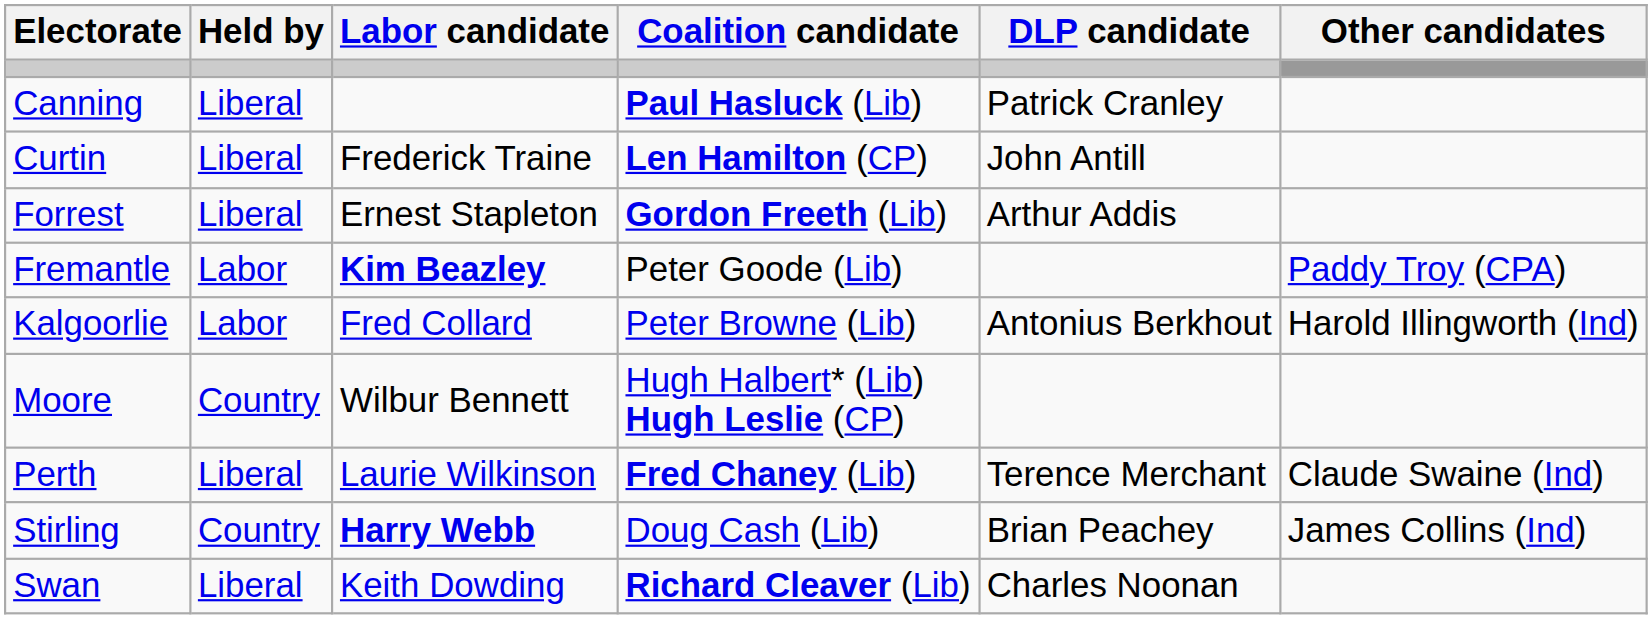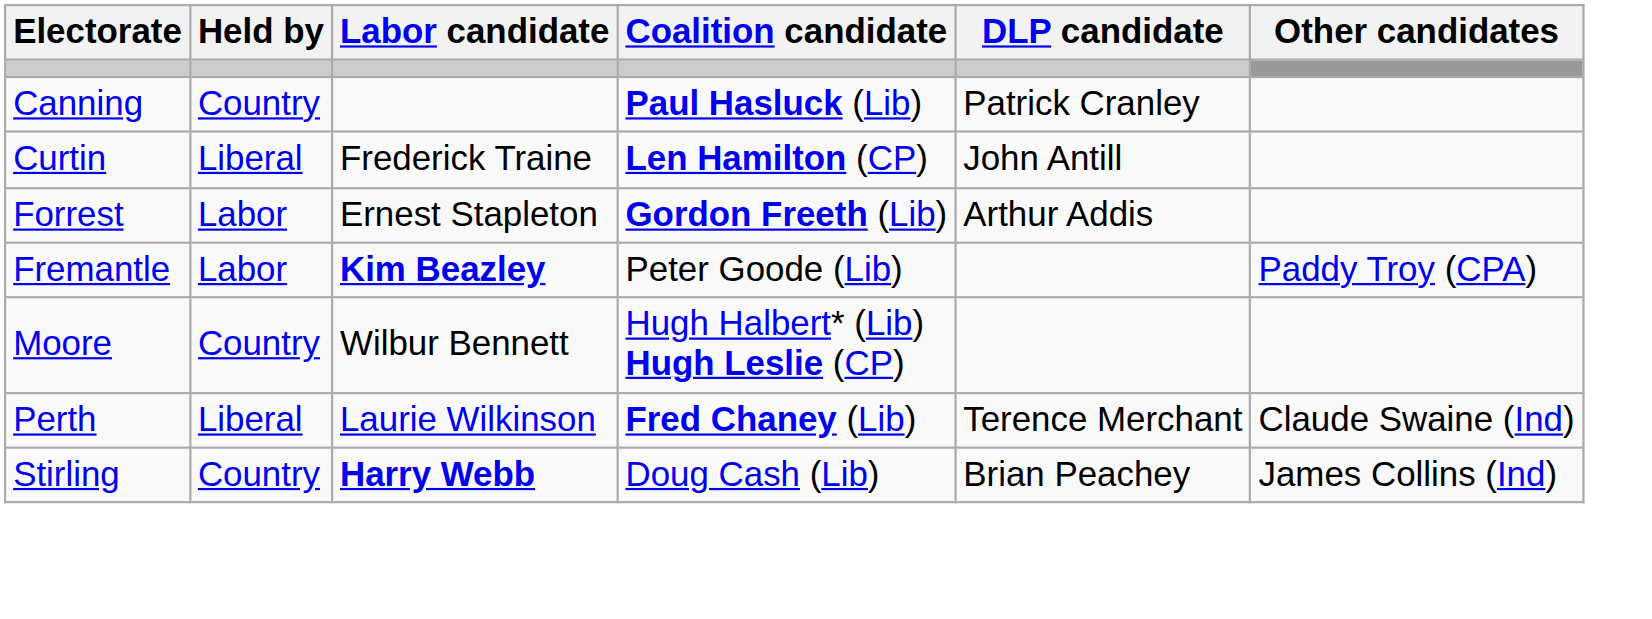(250, 103) Liberal -> (259, 103) Country
(250, 214) Liberal -> (242, 214) Labor
- row: (91, 324)
- row: (57, 585)
